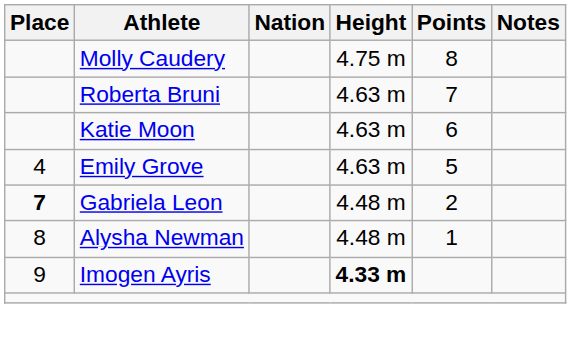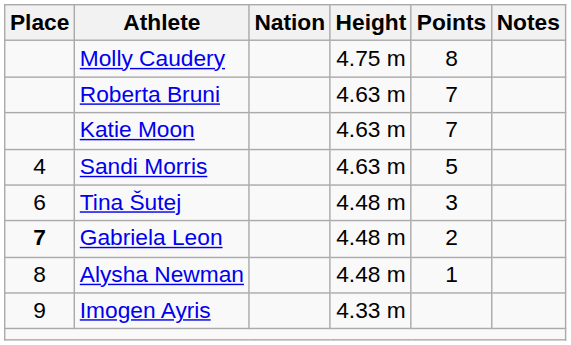(451, 130) 6 -> (451, 130) 7
- row: (142, 166)
+ row: (144, 166)
+ row: (131, 202)
(371, 274) bold -> (371, 310) normal
